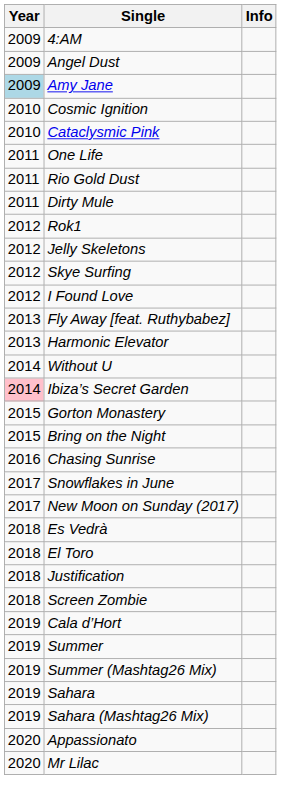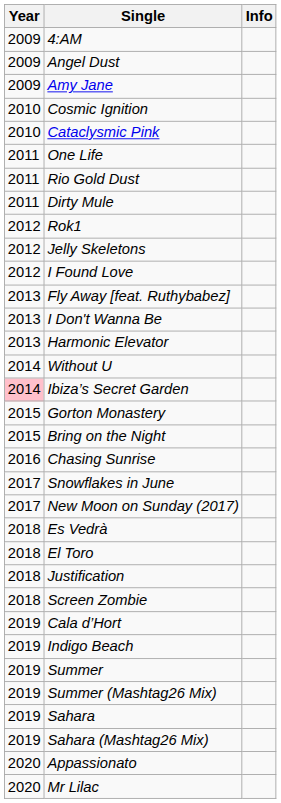(24, 86) lightblue background -> (24, 86) no background
- row: (89, 272)
+ row: (105, 319)
+ row: (90, 646)
